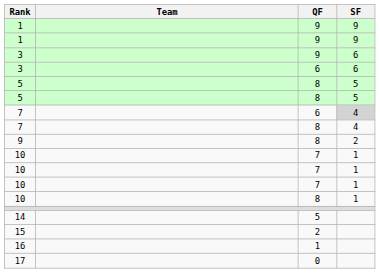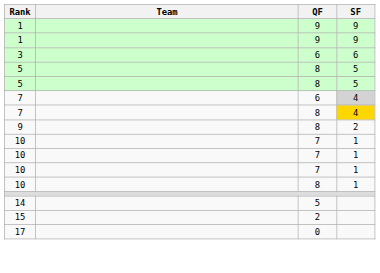- row: (20, 55)
(356, 127) no background -> (356, 112) gold background
- row: (20, 246)
